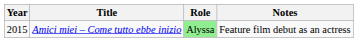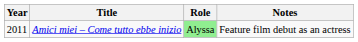(17, 29) 2015 -> (17, 29) 2011
